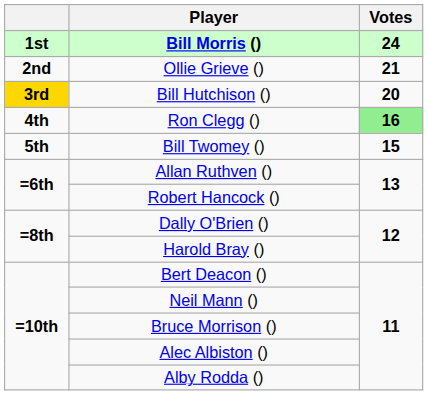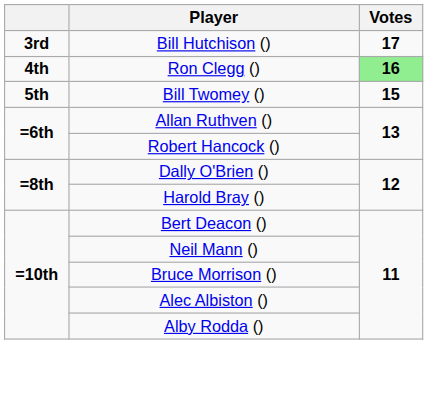- row: (214, 44)
- row: (214, 69)
(37, 95) gold background -> (37, 44) no background
(391, 95) 20 -> (391, 44) 17
